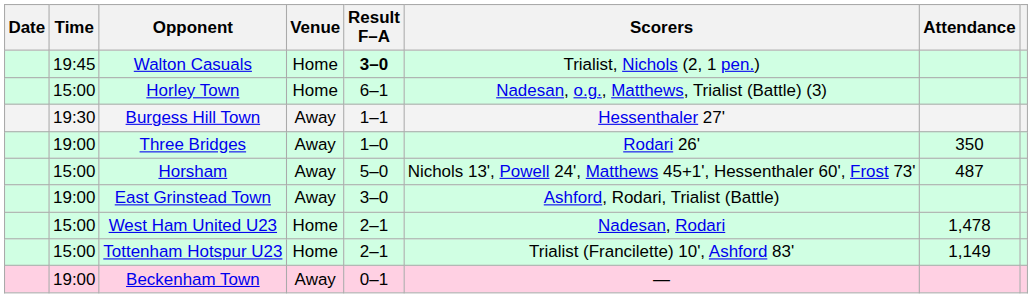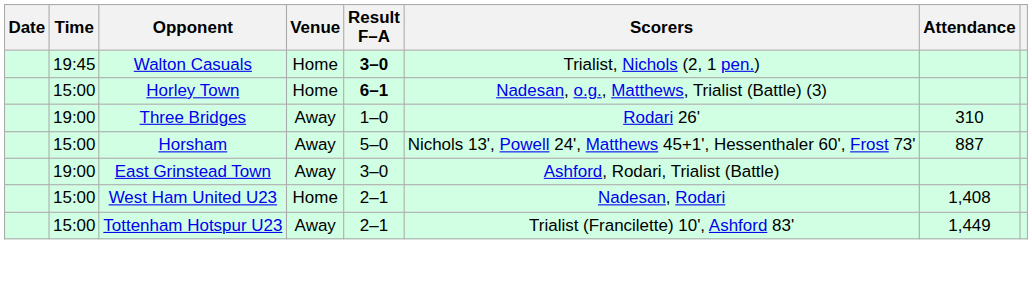(374, 90) normal -> (374, 90) bold
- row: (193, 117)
(970, 144) 350 -> (970, 117) 310
(970, 171) 487 -> (970, 144) 887
(970, 225) 1,478 -> (970, 198) 1,408
(315, 252) Home -> (315, 225) Away
(970, 252) 1,149 -> (970, 225) 1,449
- row: (193, 279)
